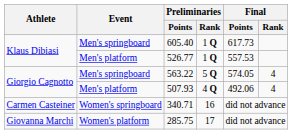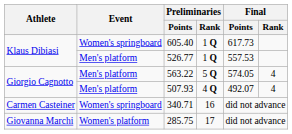(115, 43) Men's springboard -> (121, 43) Women's springboard
(115, 74) Men's springboard -> (108, 74) Men's platform
(241, 90) 492.06 -> (241, 90) 492.07
